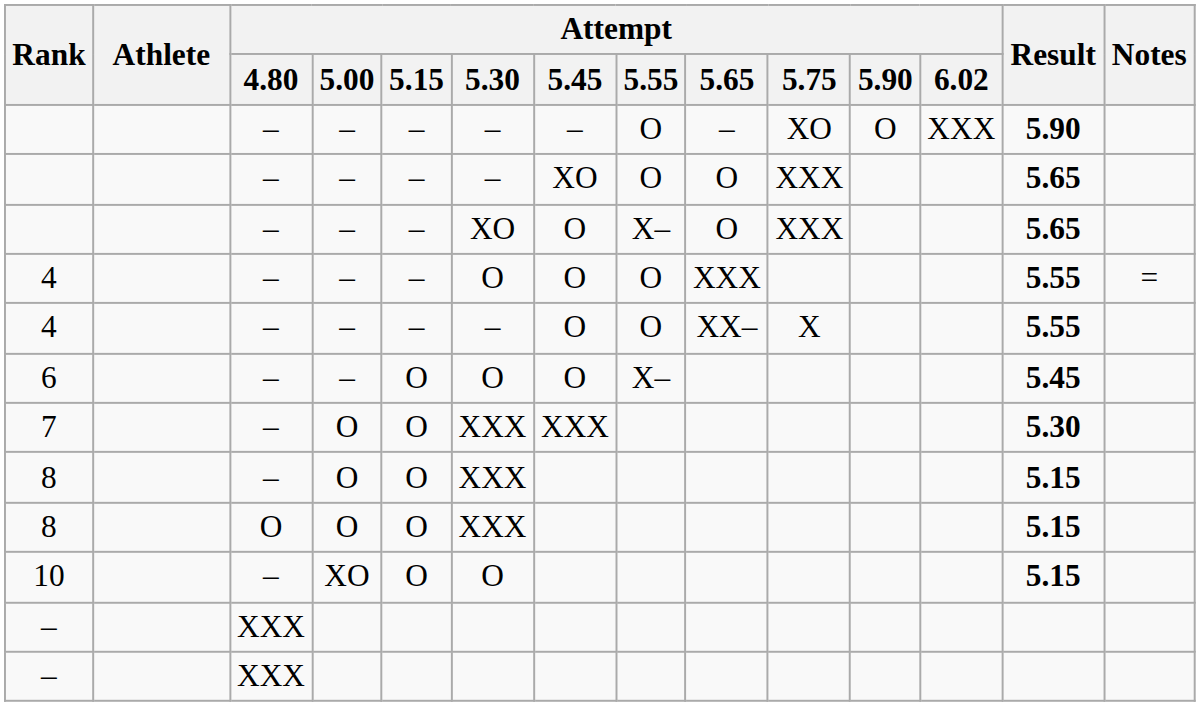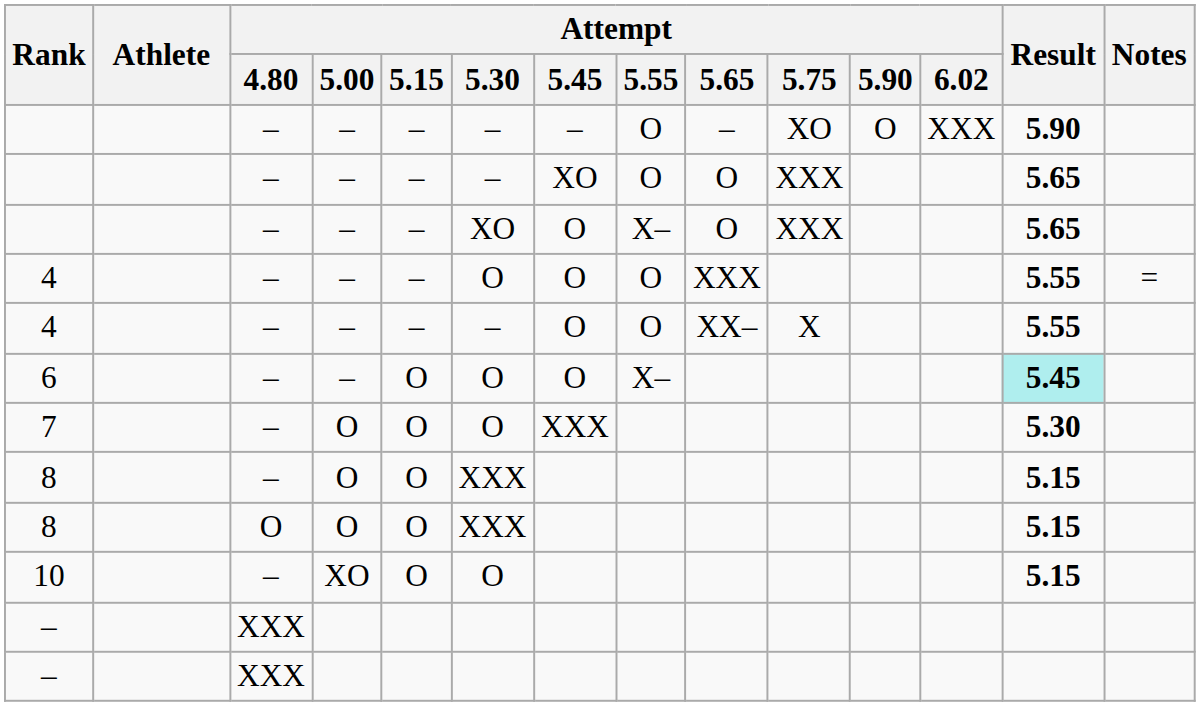(1053, 377) no background -> (1053, 377) paleturquoise background
(493, 427) XXX -> (493, 427) O
